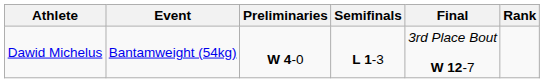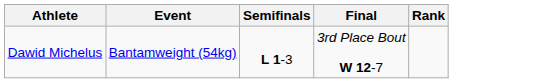- column: (285, 16)
